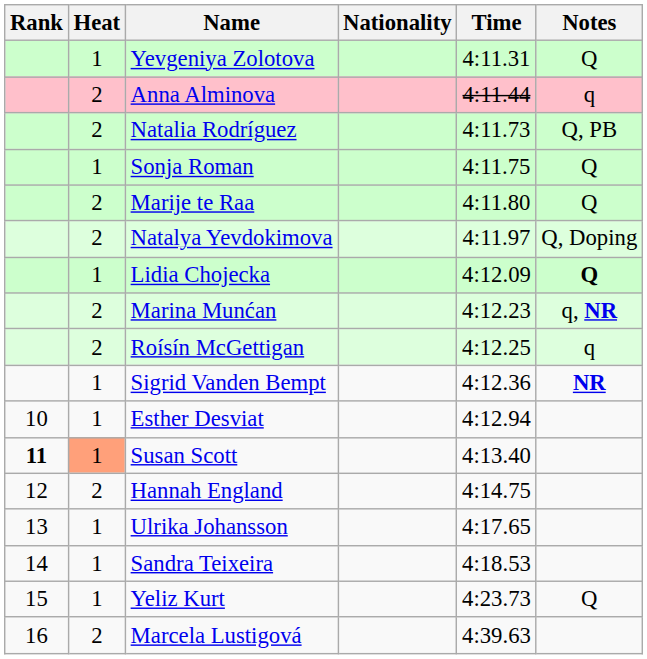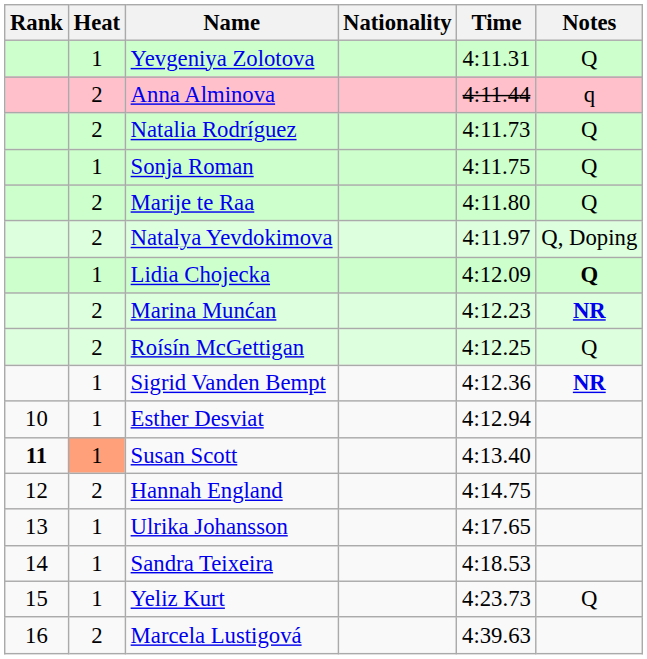(589, 130) Q, PB -> (589, 130) Q
(589, 310) q, NR -> (589, 310) NR
(589, 346) q -> (589, 346) Q
